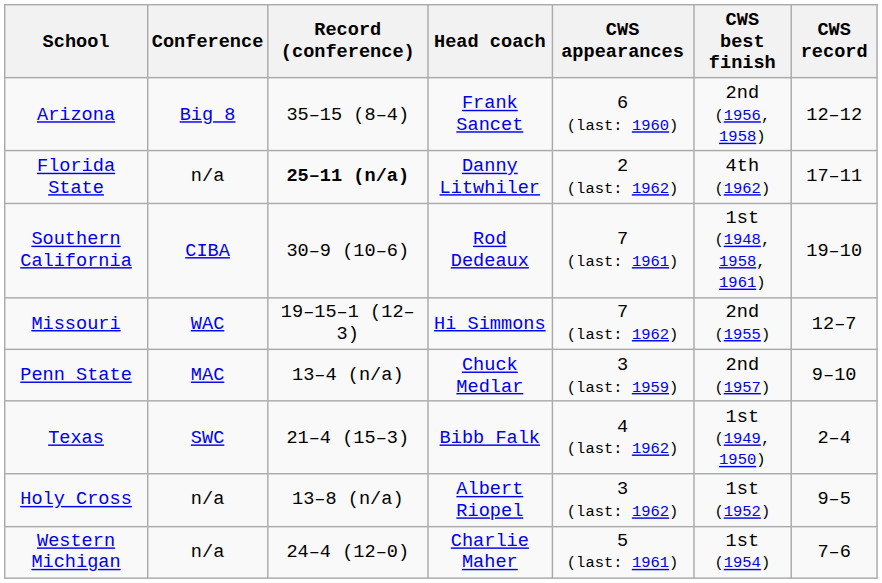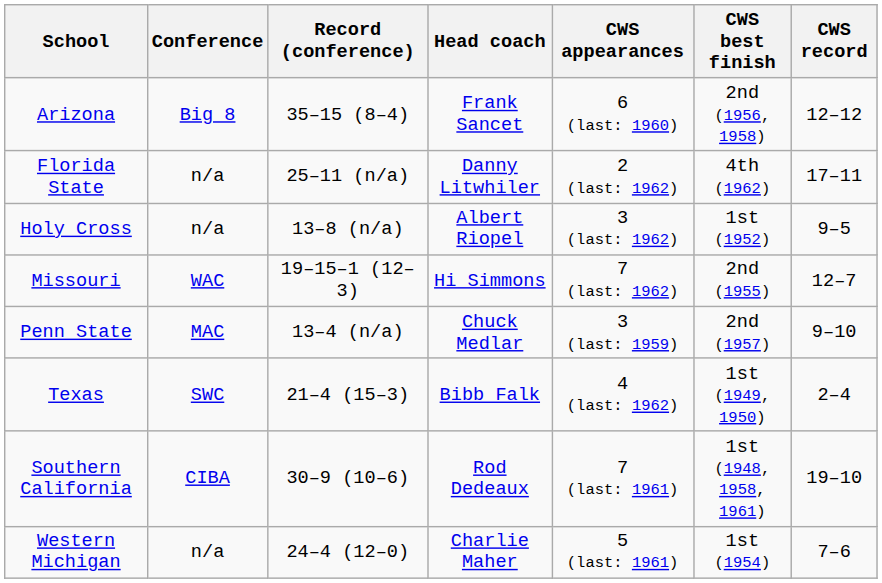(348, 177) bold -> (348, 177) normal
rows swapped: (76, 500) <-> (76, 250)
